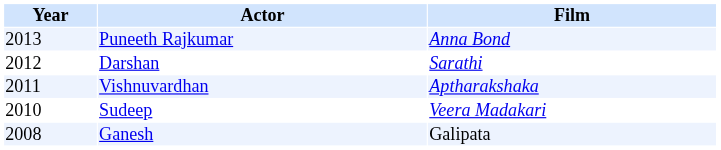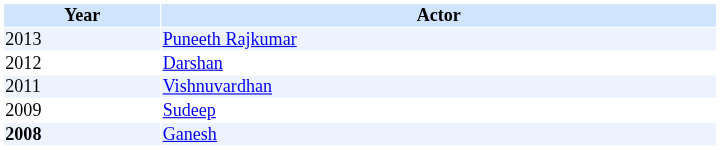- column: (572, 15)
(23, 110) 2010 -> (23, 110) 2009
(23, 134) normal -> (23, 134) bold
